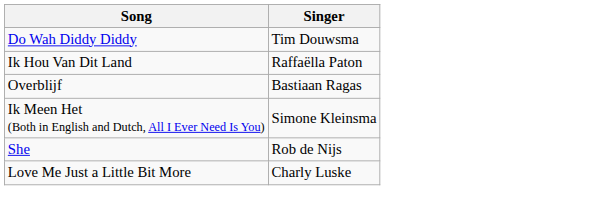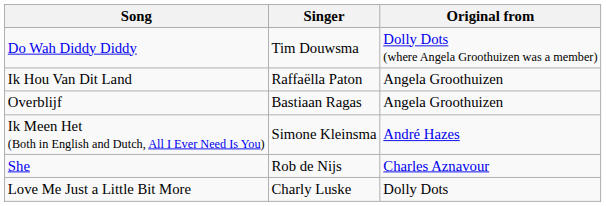+ column: (490, 16)
